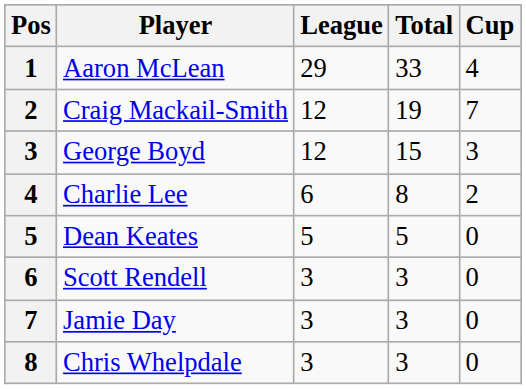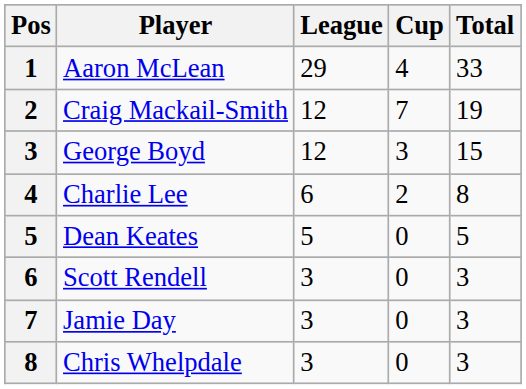columns swapped: (490, 25) <-> (424, 25)
